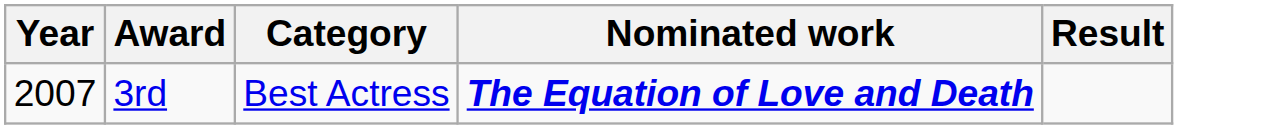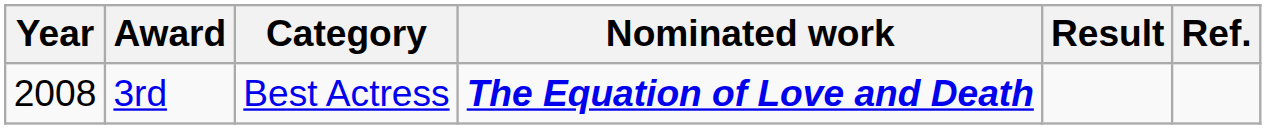+ column: (1217, 33)
(55, 92) 2007 -> (55, 92) 2008
